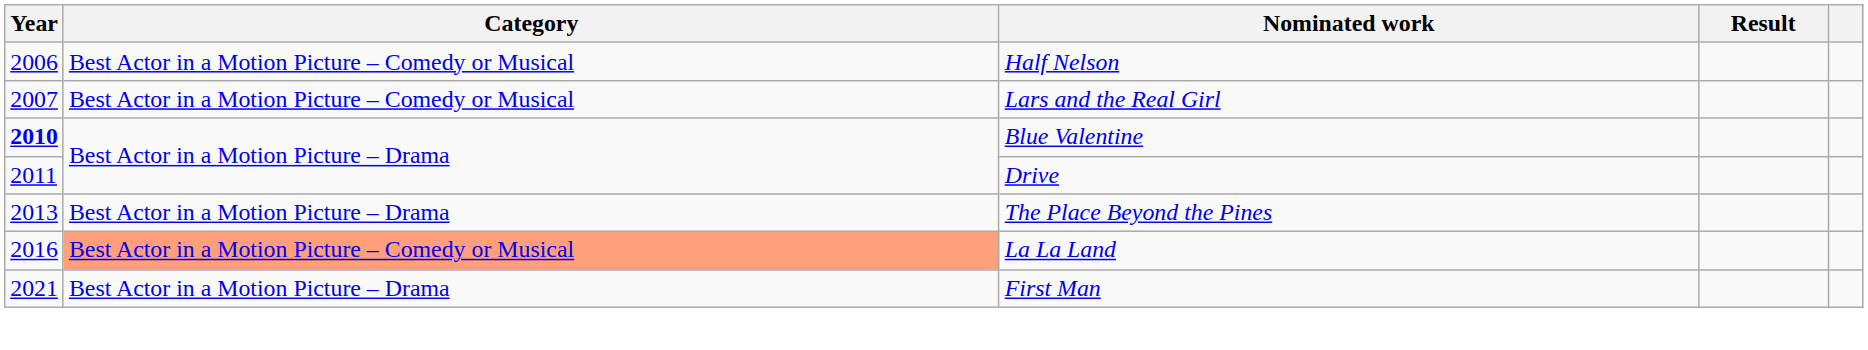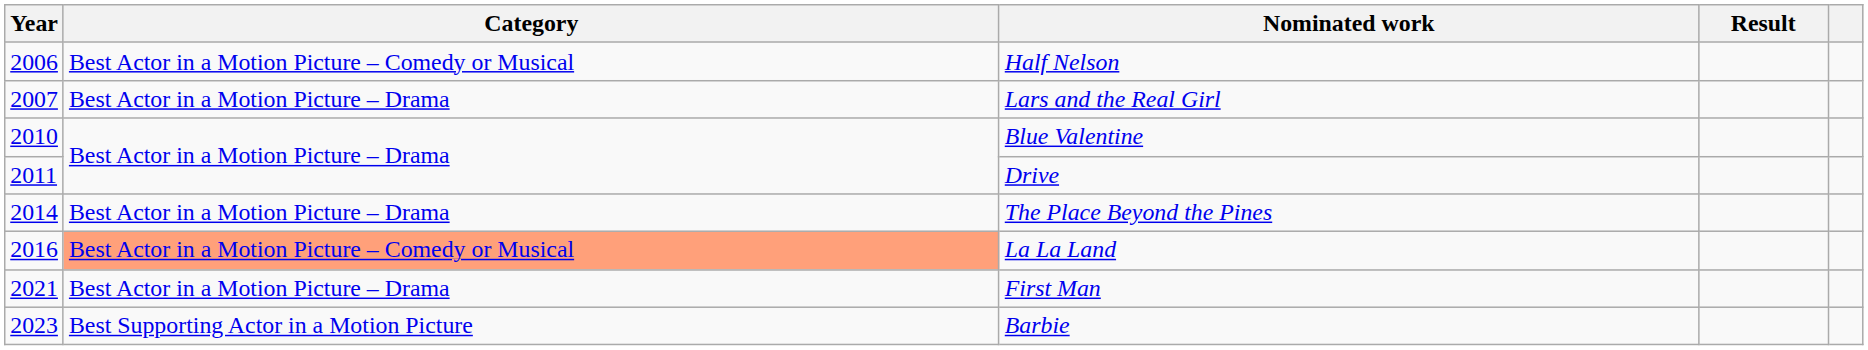(322, 99) Best Actor in a Motion Picture – Comedy or Musical -> (259, 99) Best Actor in a Motion Picture – Drama
(34, 136) bold -> (34, 136) normal
(34, 212) 2013 -> (34, 212) 2014
+ row: (1037, 325)
